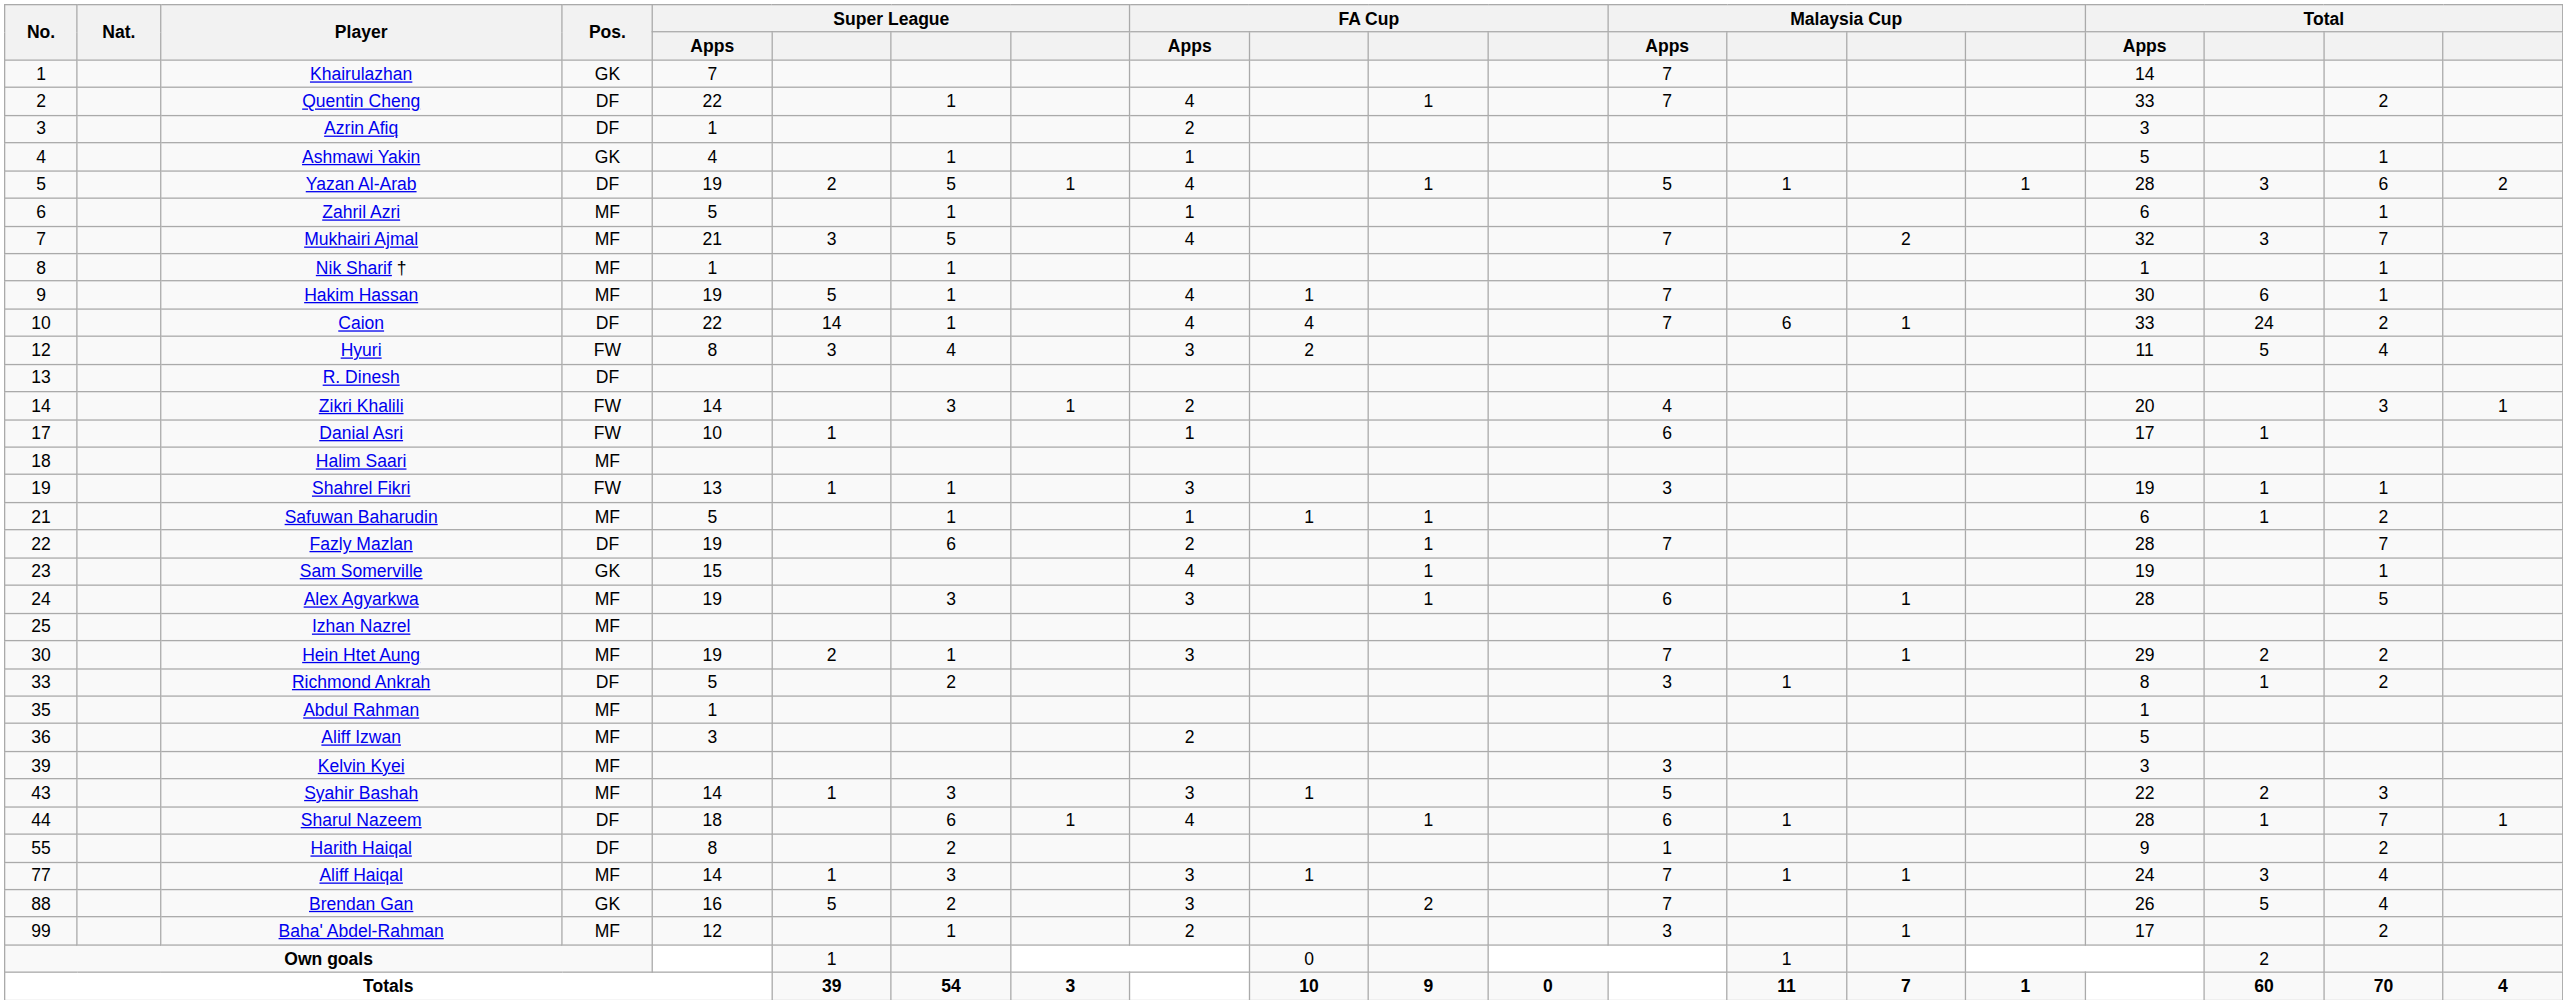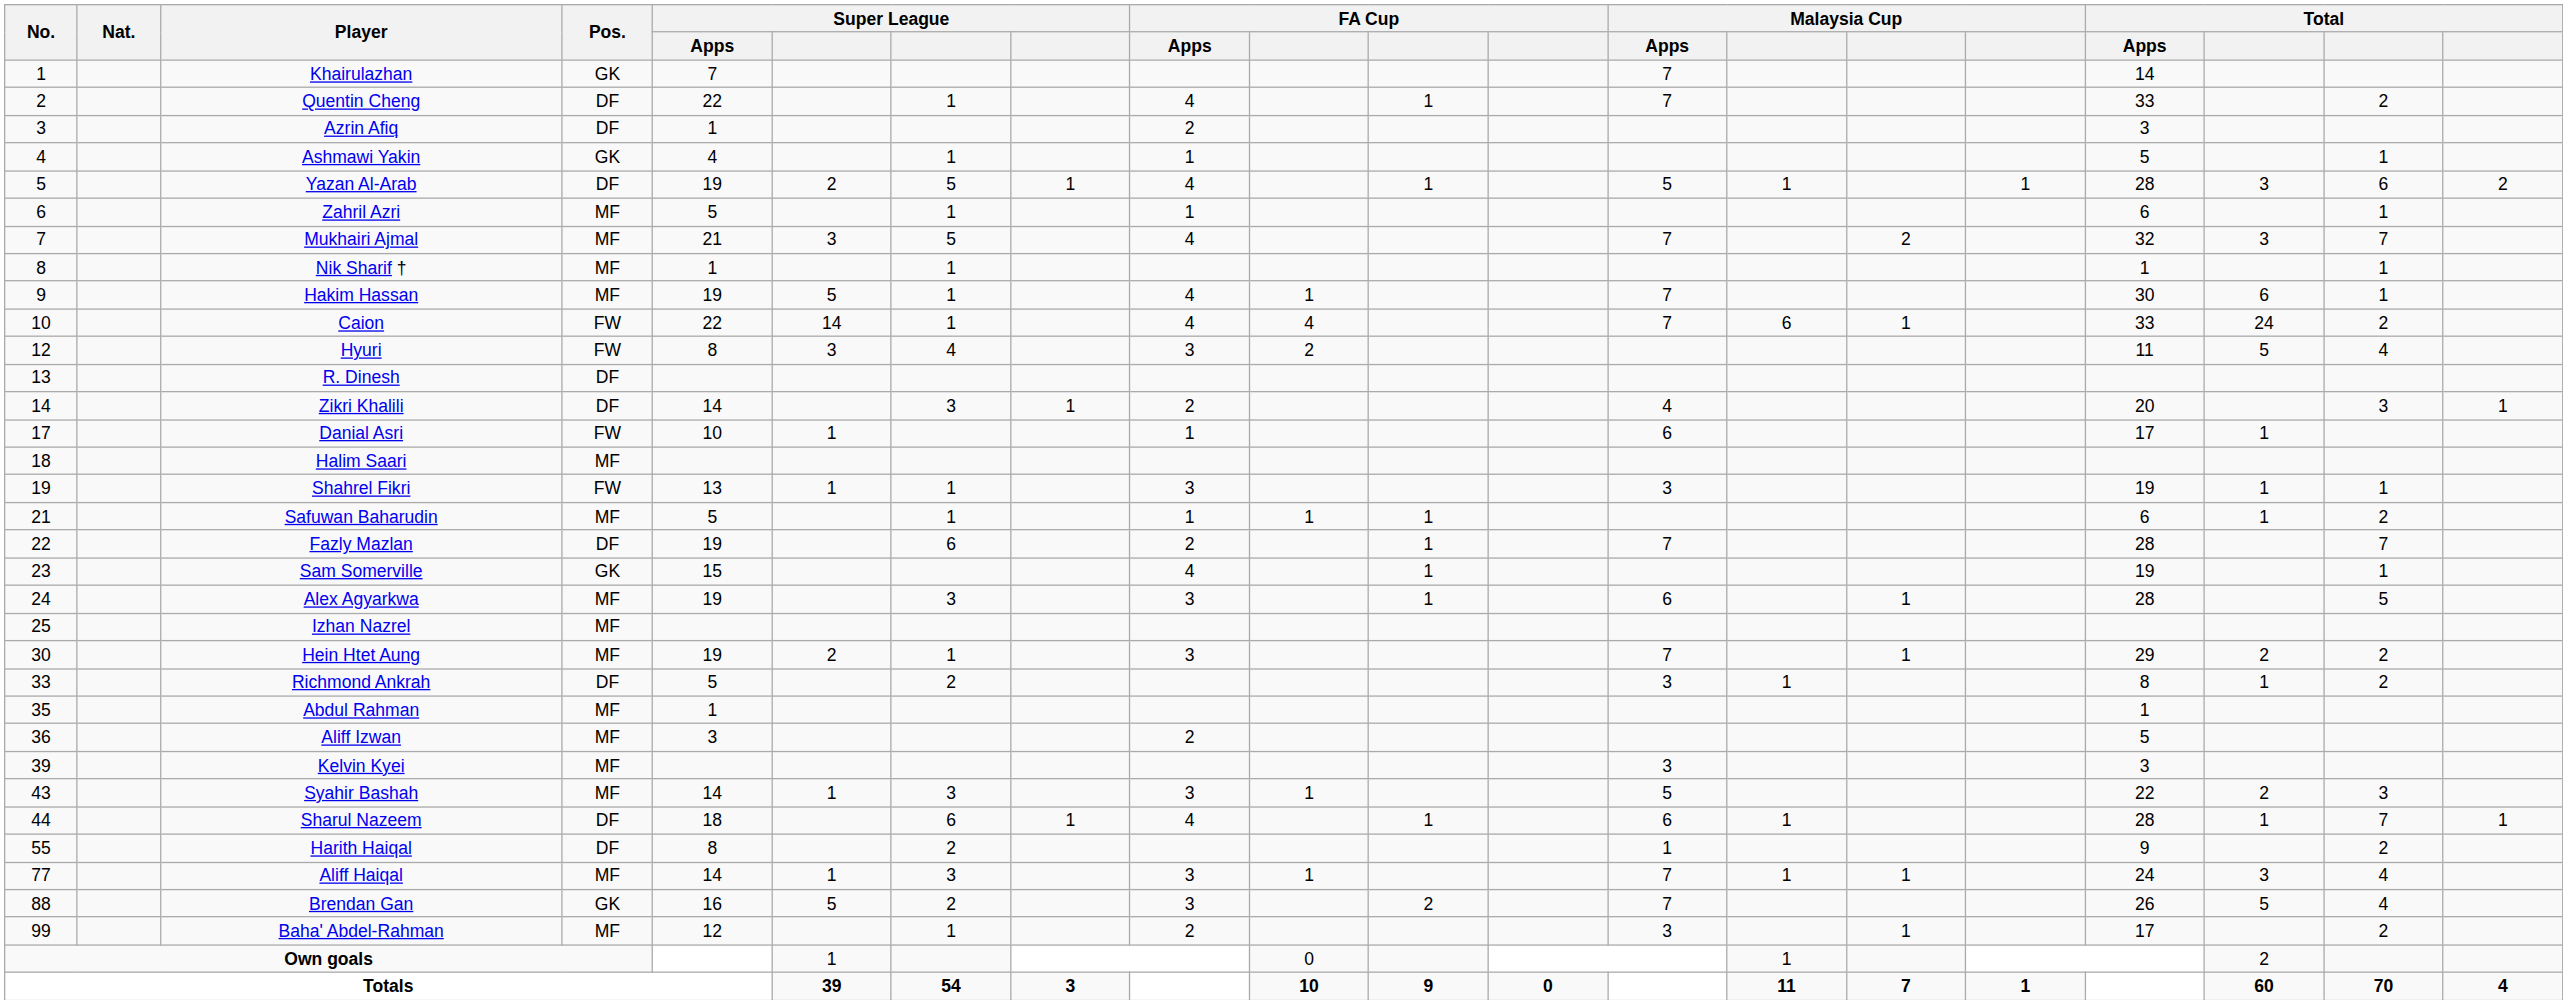(607, 322) DF -> (607, 322) FW
(607, 405) FW -> (607, 405) DF
